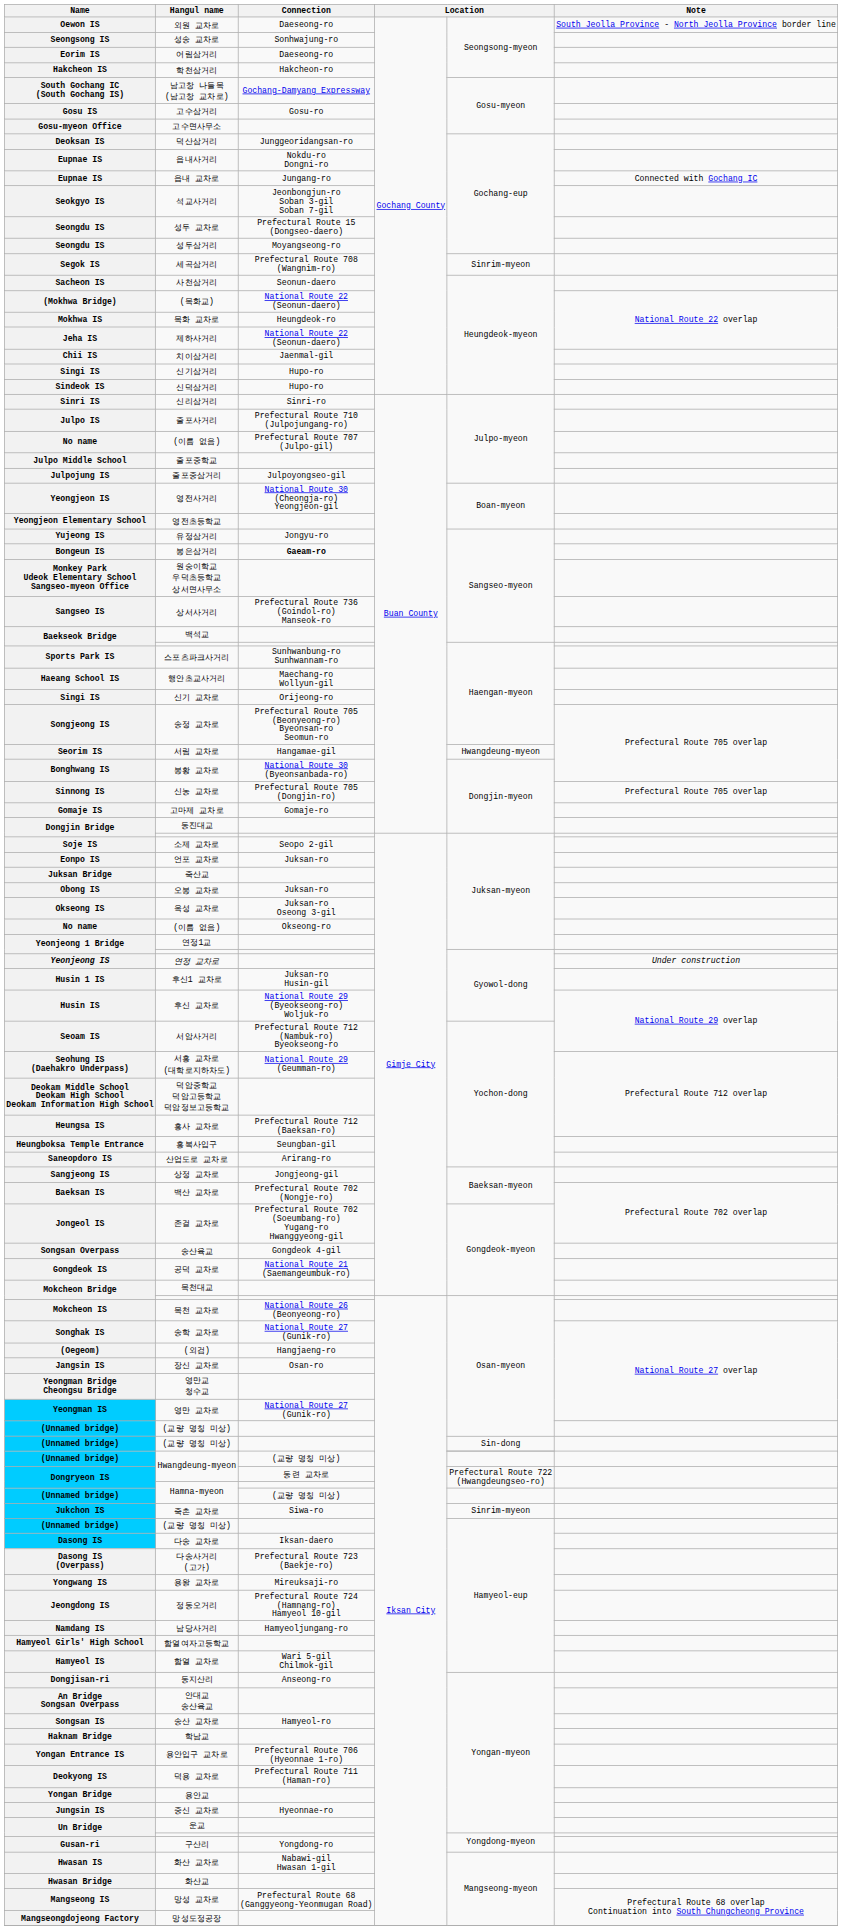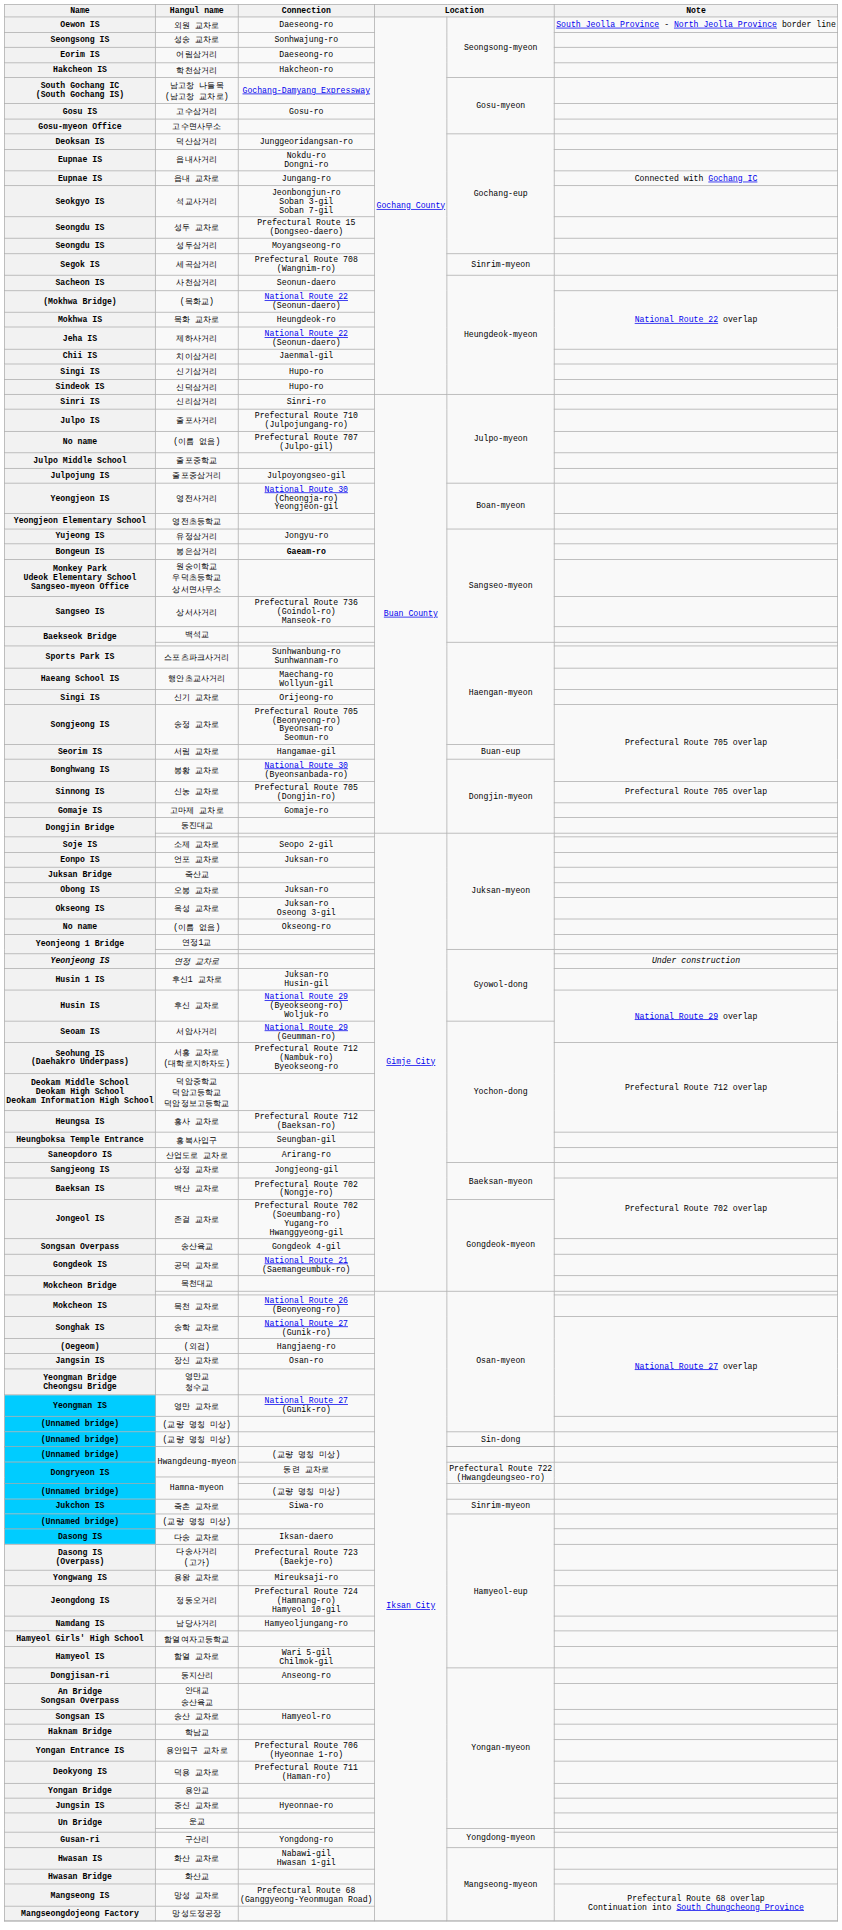(501, 752) Hwangdeung-myeon -> (501, 752) Buan-eup
(306, 1036) Prefectural Route 712 (Nambuk-ro) Byeokseong-ro -> (306, 1032) National Route 29 (Geumman-ro)
(306, 1065) National Route 29 (Geumman-ro) -> (306, 1058) Prefectural Route 712 (Nambuk-ro) Byeokseong-ro
